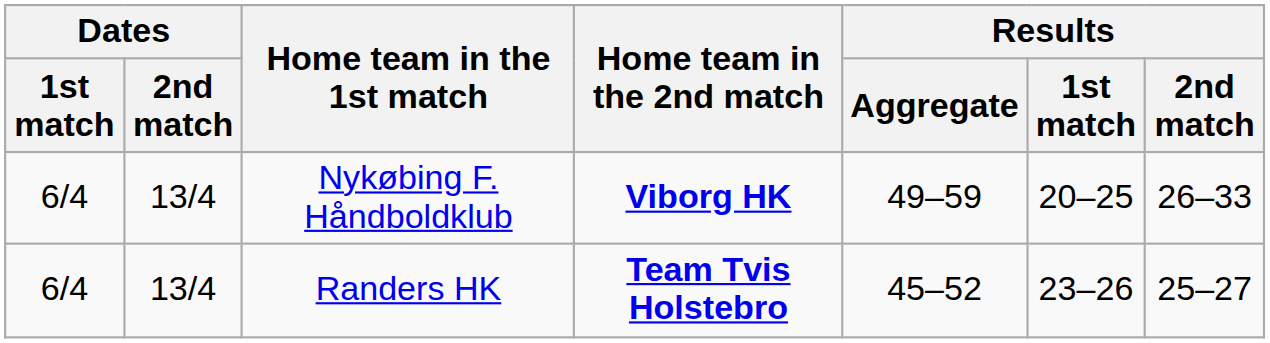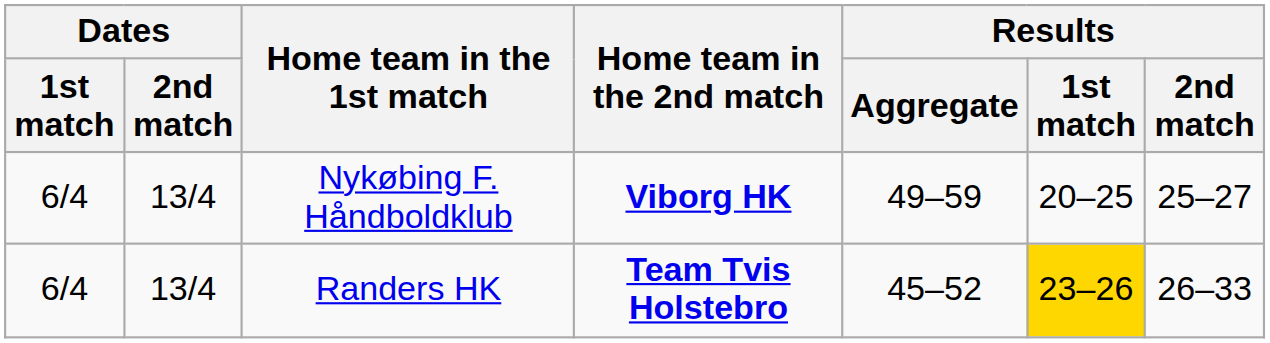(1205, 197) 26–33 -> (1205, 197) 25–27
(1086, 289) no background -> (1086, 289) gold background
(1205, 289) 25–27 -> (1205, 289) 26–33
